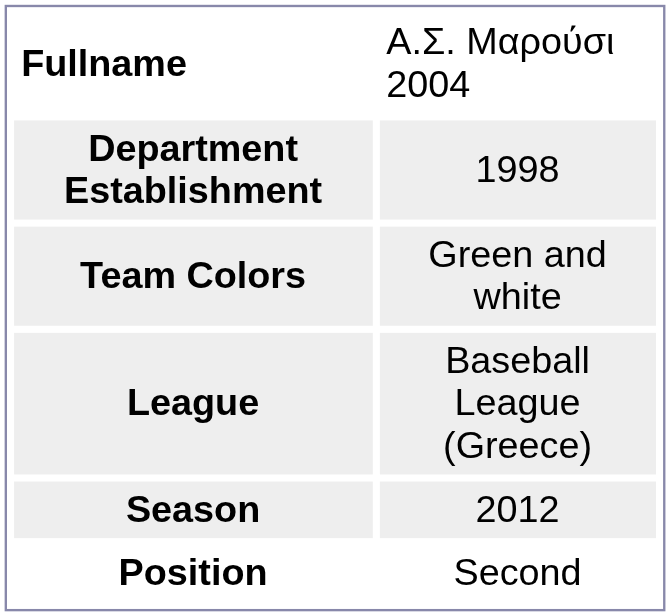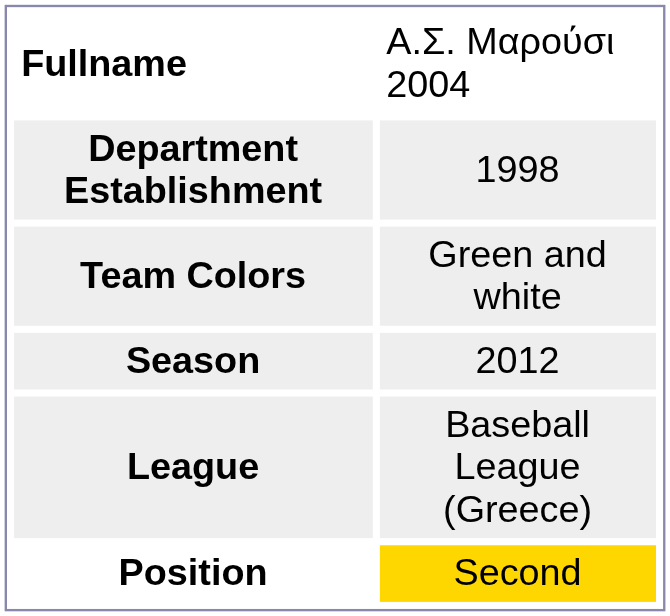rows swapped: (193, 402) <-> (193, 509)
(518, 572) no background -> (518, 572) gold background
